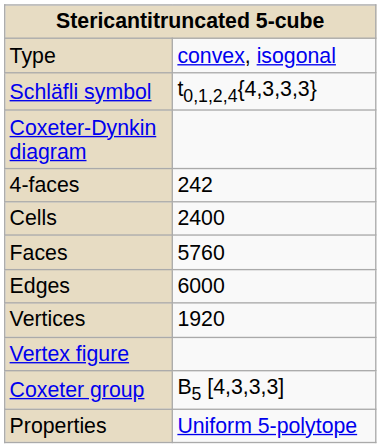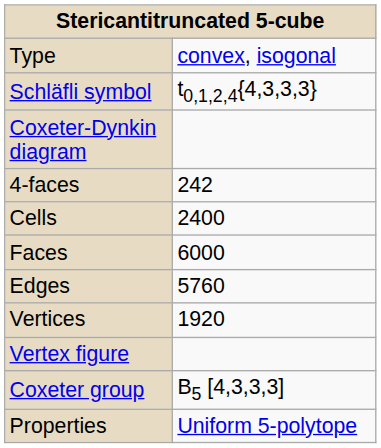(201, 252) 5760 -> (201, 252) 6000
(201, 286) 6000 -> (201, 286) 5760
